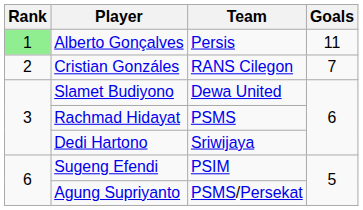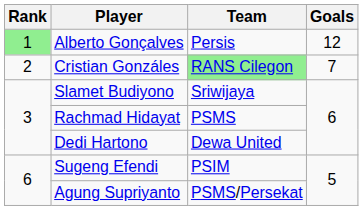(332, 42) 11 -> (332, 42) 12
(242, 67) no background -> (242, 67) lightgreen background
(236, 92) Dewa United -> (223, 92) Sriwijaya
(223, 142) Sriwijaya -> (236, 142) Dewa United
